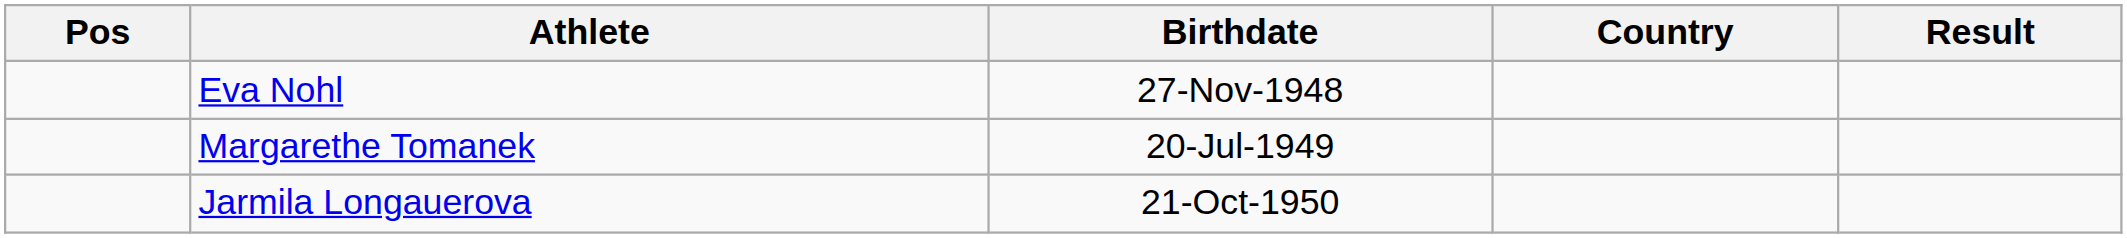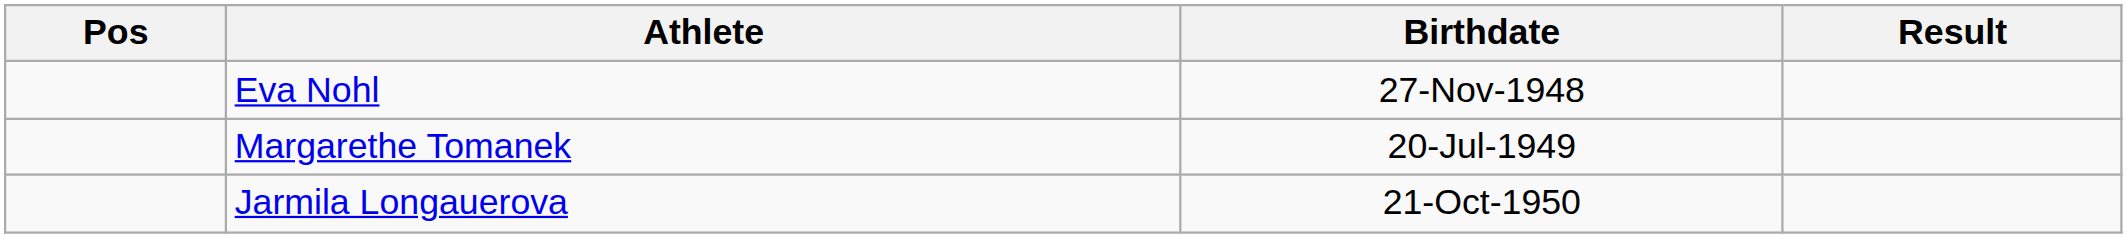- column: (1665, 32)
